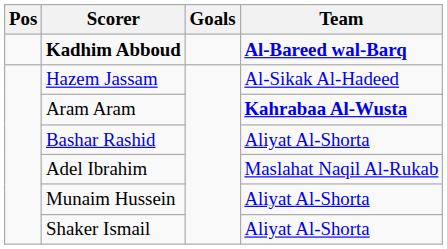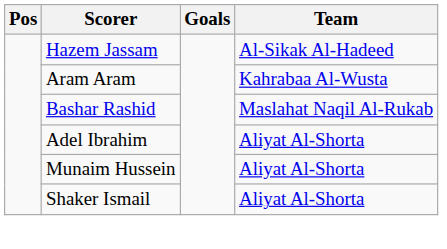- row: (113, 49)
(326, 109) bold -> (313, 79) normal
(307, 139) Aliyat Al-Shorta -> (336, 109) Maslahat Naqil Al-Rukab
(341, 169) Maslahat Naqil Al-Rukab -> (302, 139) Aliyat Al-Shorta
